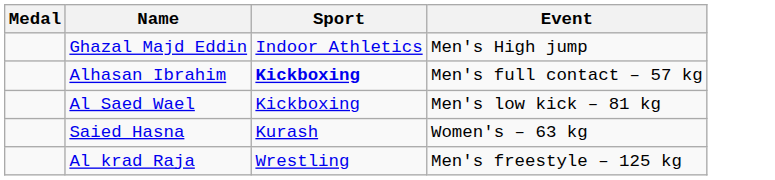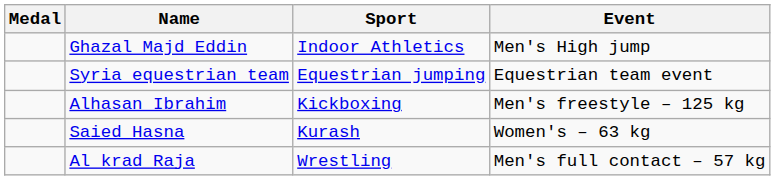+ row: (179, 76)
(308, 76) bold -> (349, 104) normal
(567, 76) Men's full contact – 57 kg -> (619, 104) Men's freestyle – 125 kg
- row: (132, 104)
(556, 161) Men's freestyle – 125 kg -> (630, 161) Men's full contact – 57 kg
